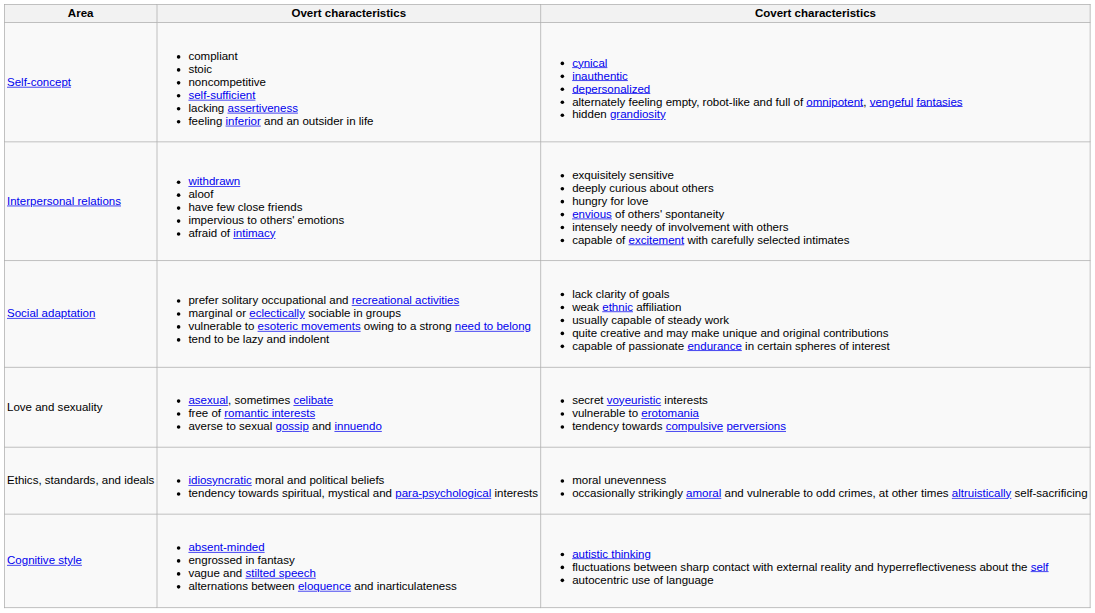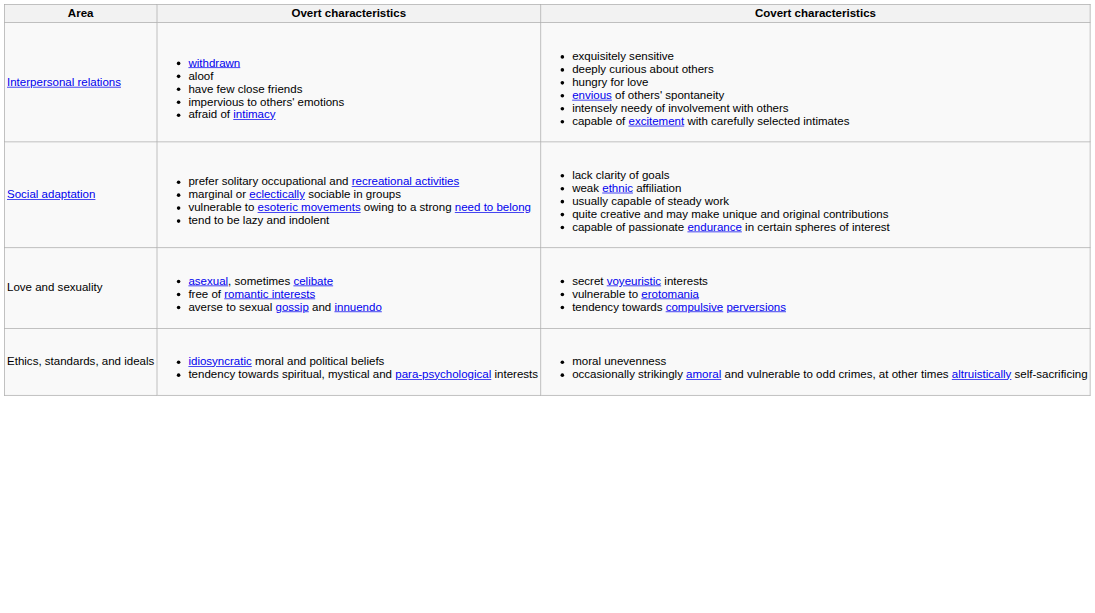- row: (39, 82)
- row: (44, 561)
